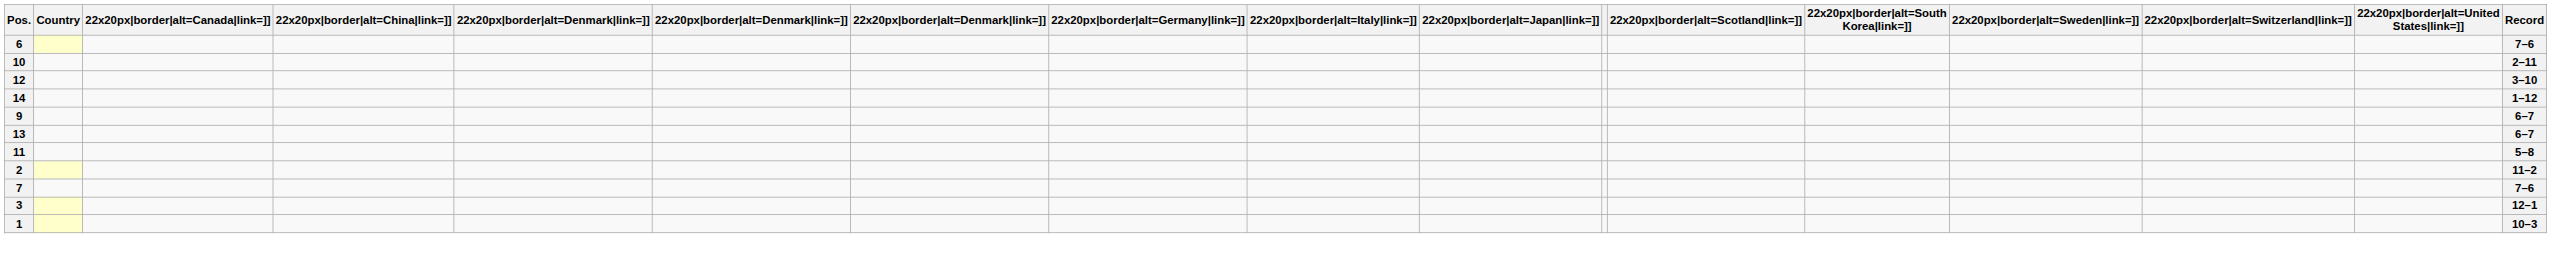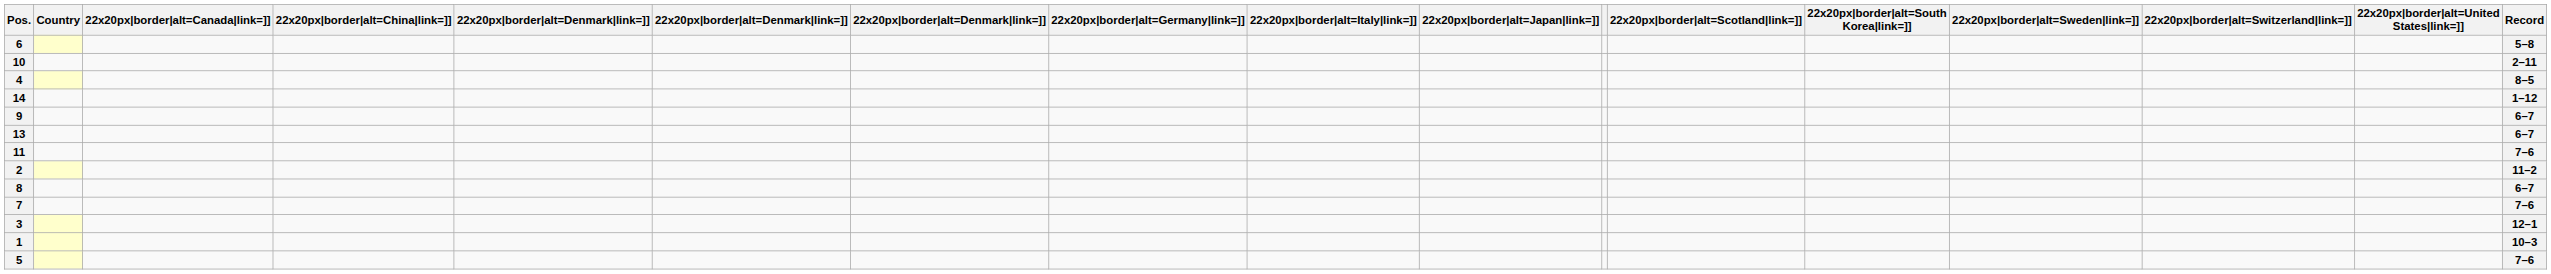(2525, 44) 7–6 -> (2525, 44) 5–8
- row: (19, 80)
+ row: (19, 80)
(2525, 152) 5–8 -> (2525, 152) 7–6
+ row: (19, 188)
+ row: (19, 260)
